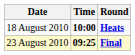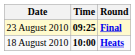rows swapped: (37, 27) <-> (37, 43)
